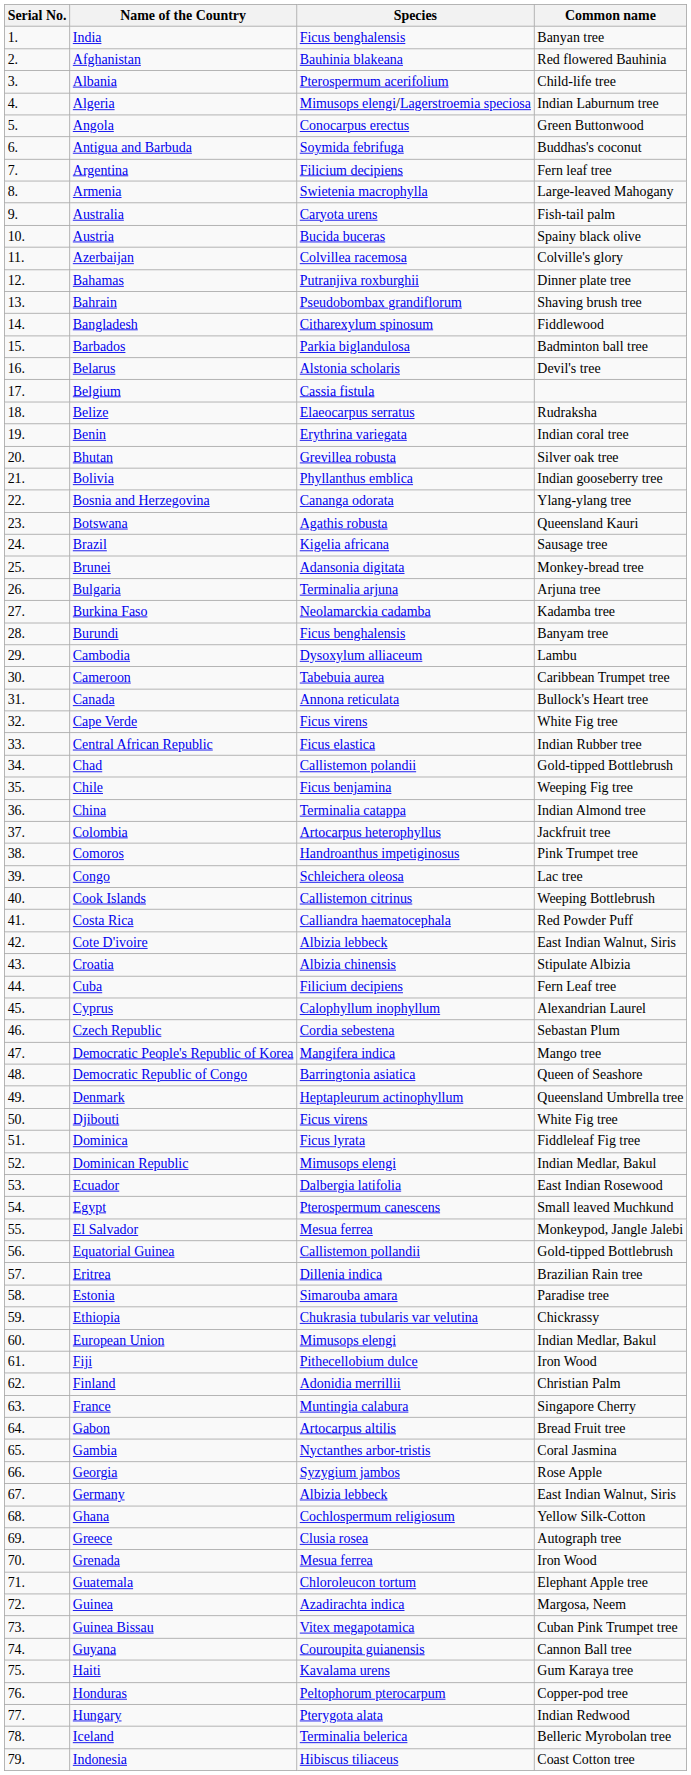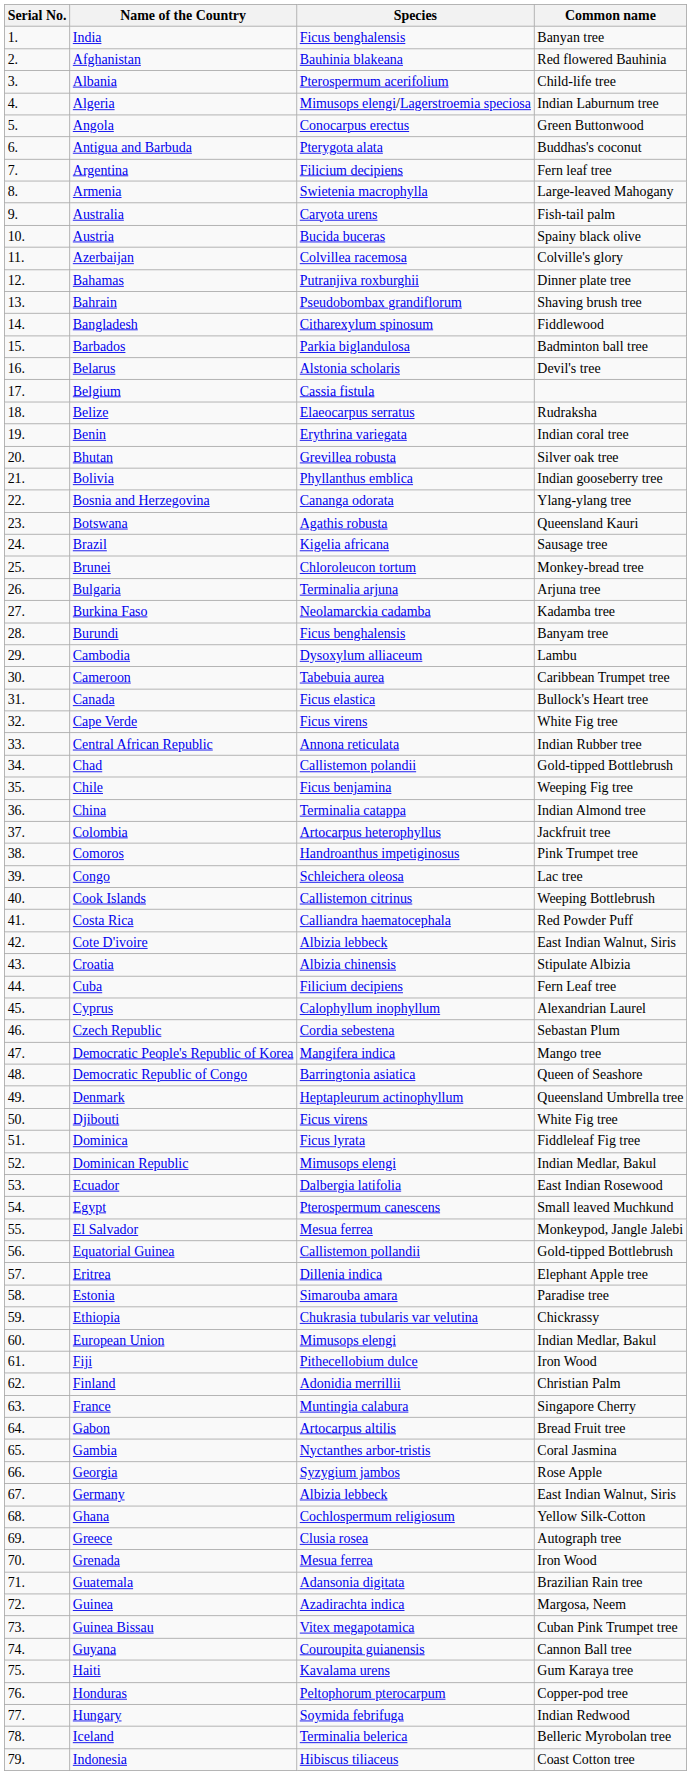(352, 147) Soymida febrifuga -> (341, 147) Pterygota alata
(352, 567) Adansonia digitata -> (358, 567) Chloroleucon tortum
(349, 699) Annona reticulata -> (337, 699) Ficus elastica
(337, 744) Ficus elastica -> (349, 744) Annona reticulata
(590, 1273) Brazilian Rain tree -> (593, 1273) Elephant Apple tree
(358, 1582) Chloroleucon tortum -> (352, 1582) Adansonia digitata
(593, 1582) Elephant Apple tree -> (590, 1582) Brazilian Rain tree
(341, 1715) Pterygota alata -> (352, 1715) Soymida febrifuga
